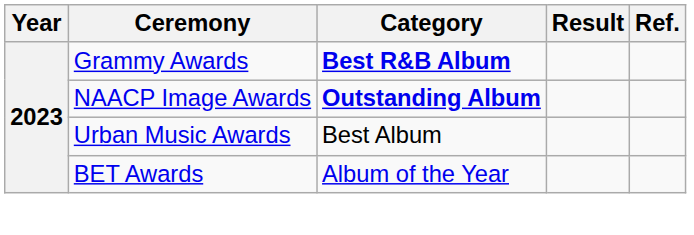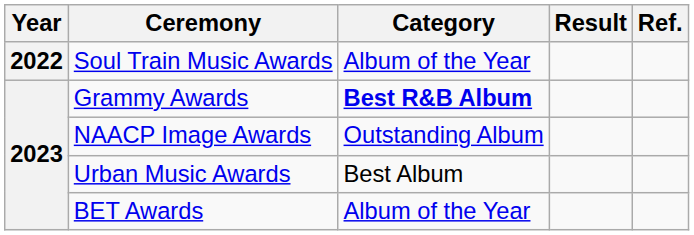+ row: (203, 60)
(431, 98) bold -> (444, 135) normal
